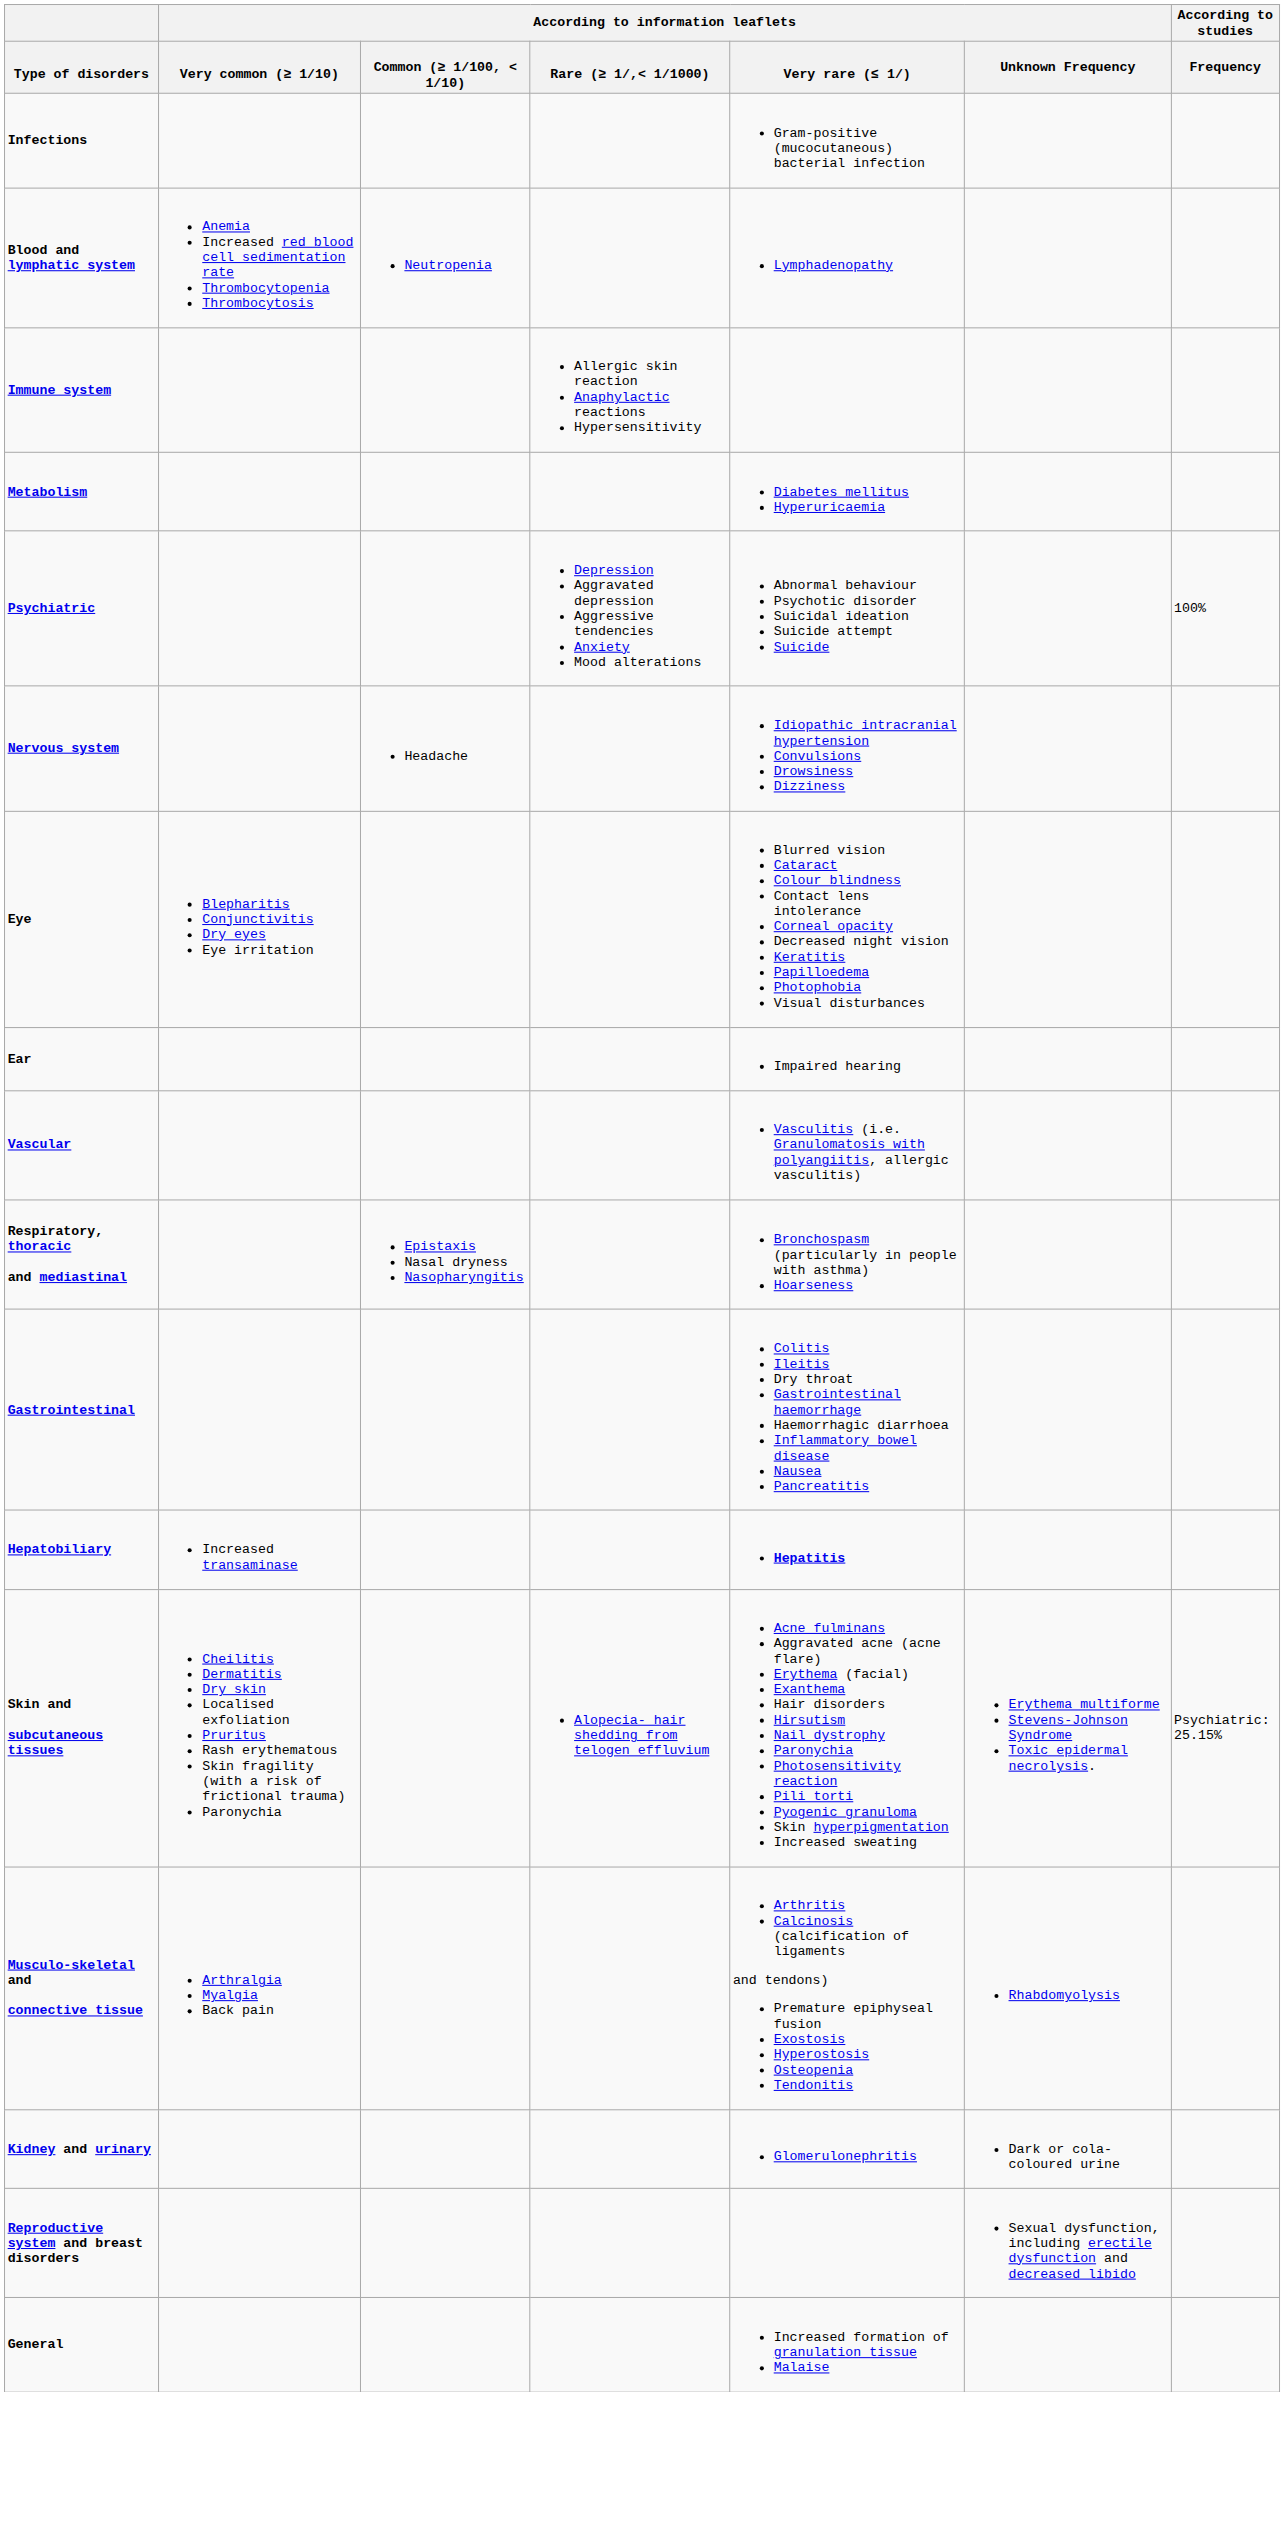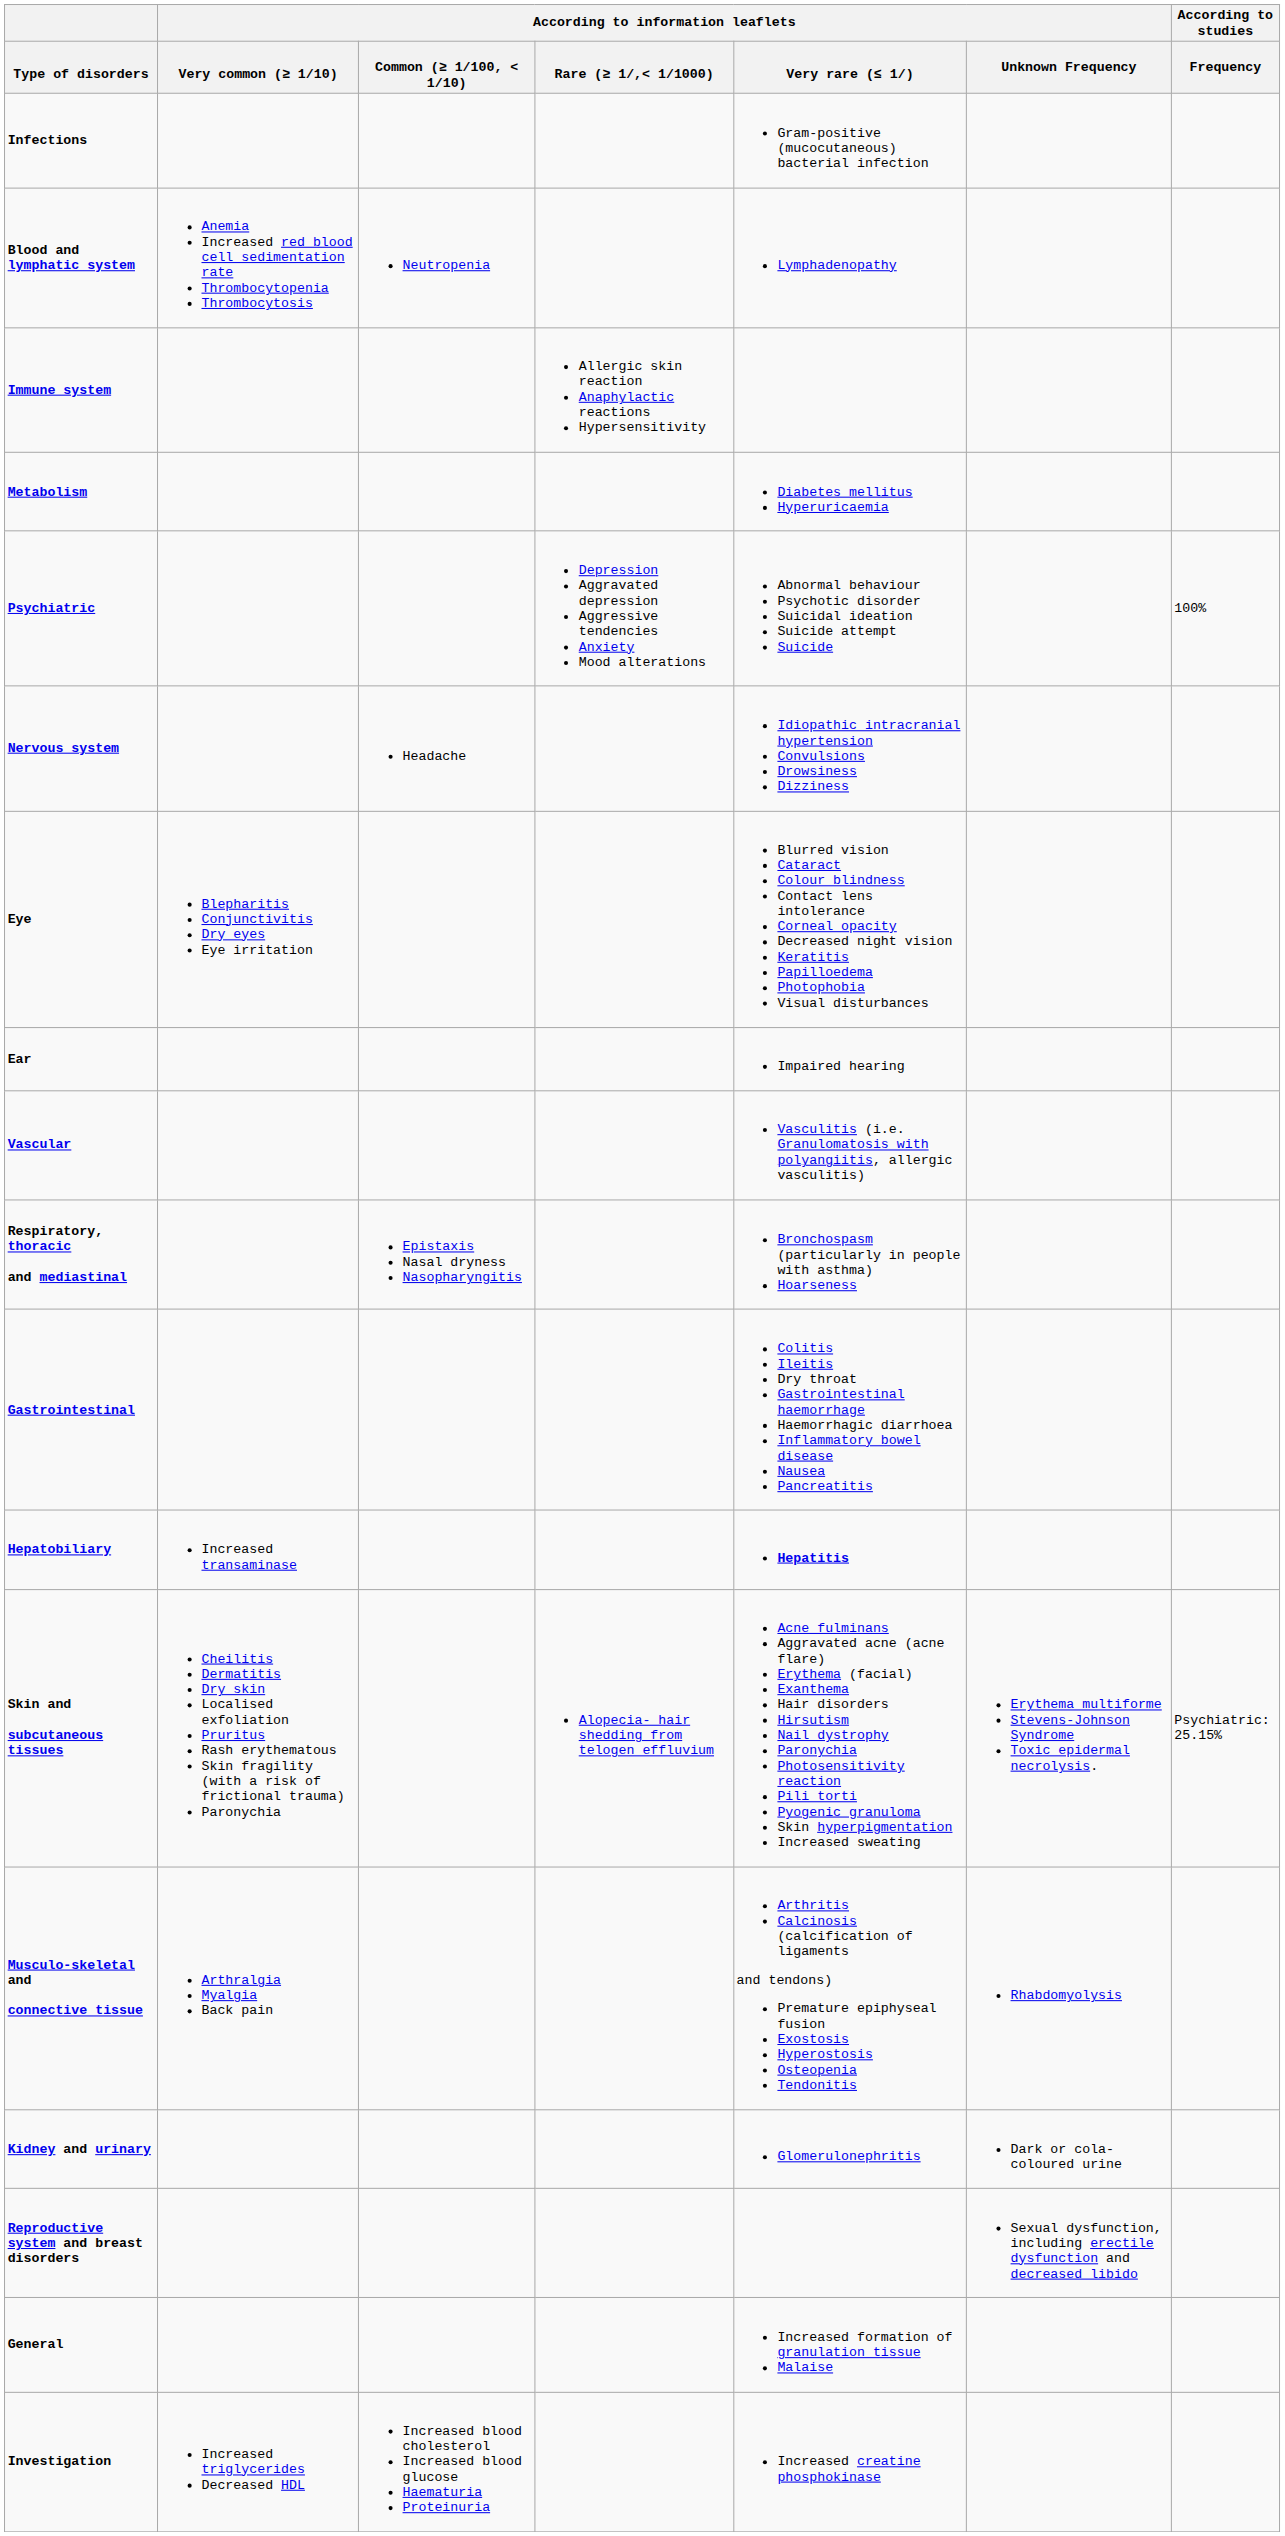+ row: (59, 2462)
